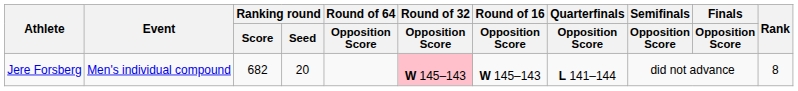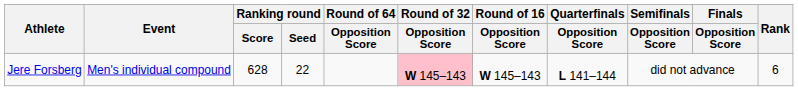(258, 70) 682 -> (258, 70) 628
(303, 70) 20 -> (303, 70) 22
(775, 70) 8 -> (775, 70) 6
